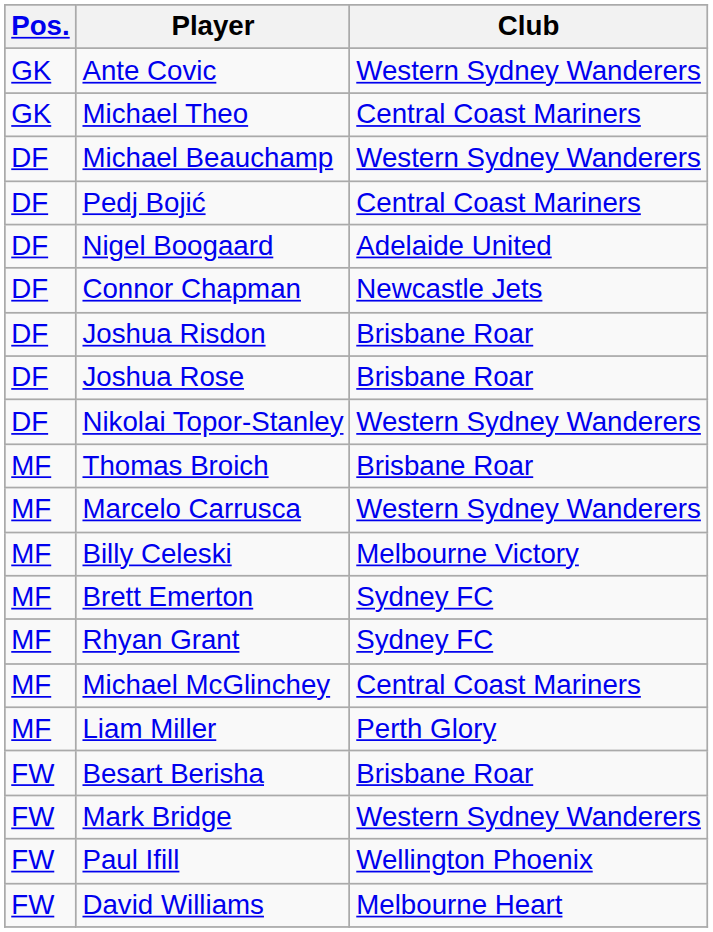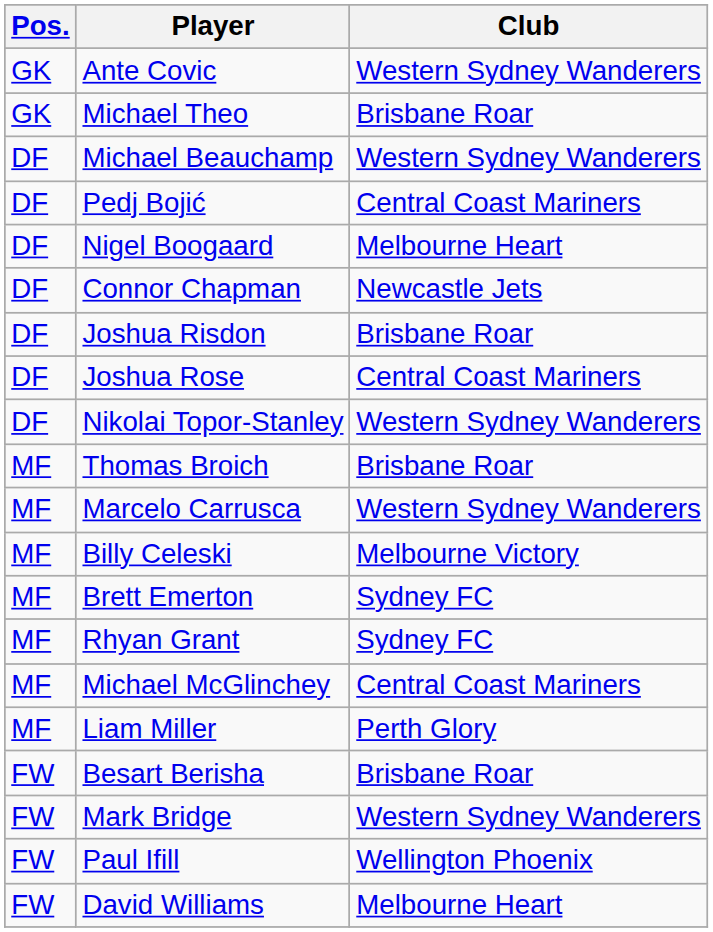(499, 114) Central Coast Mariners -> (445, 114) Brisbane Roar
(454, 245) Adelaide United -> (459, 245) Melbourne Heart
(445, 377) Brisbane Roar -> (499, 377) Central Coast Mariners
